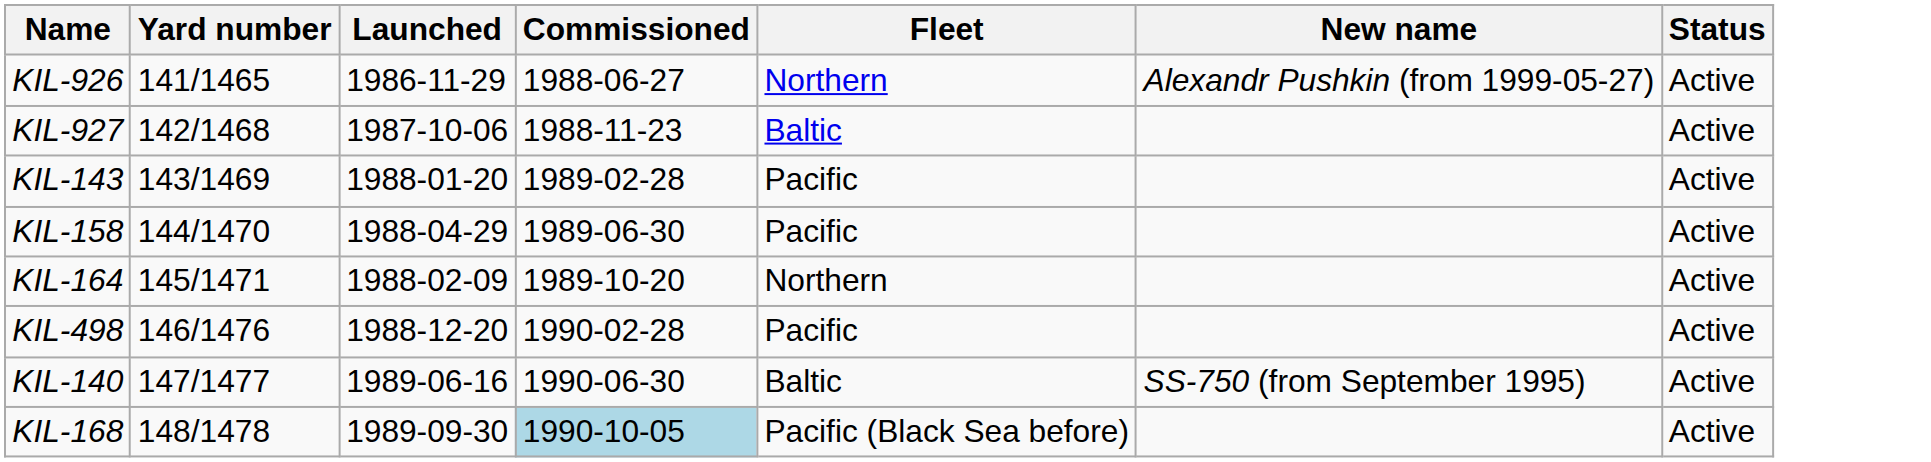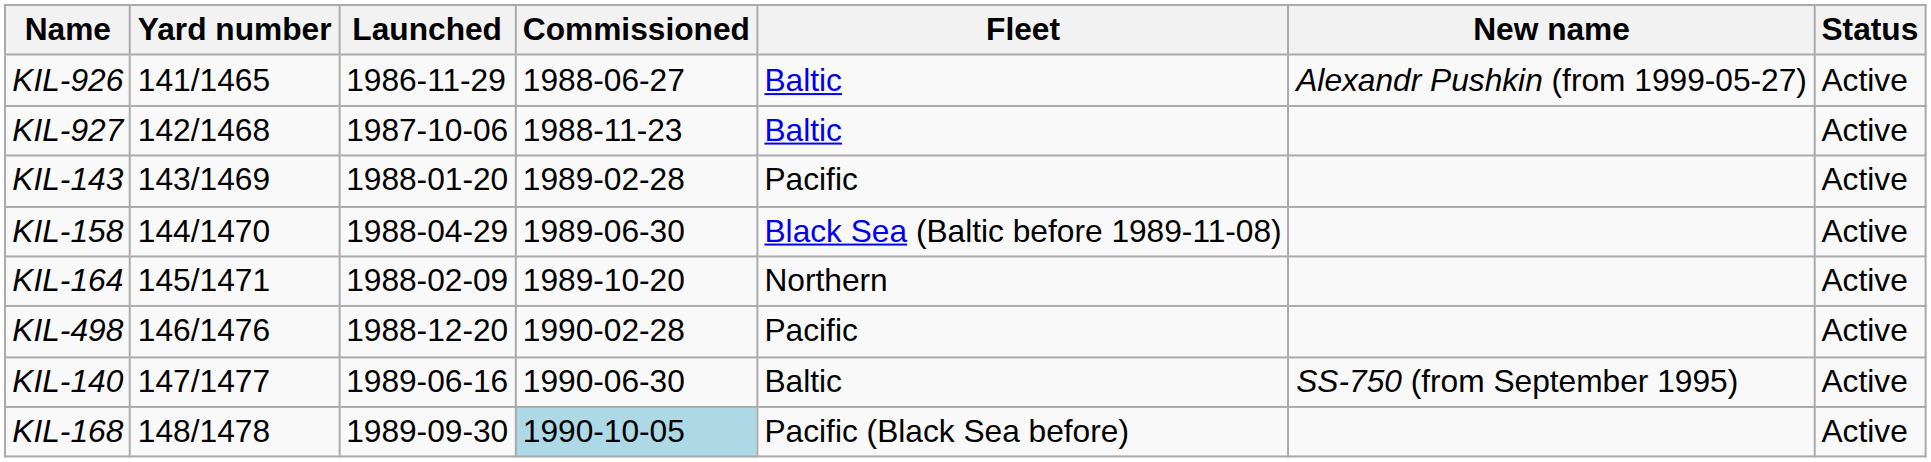(826, 79) Northern -> (803, 79) Baltic
(811, 230) Pacific -> (1023, 230) Black Sea (Baltic before 1989-11-08)
